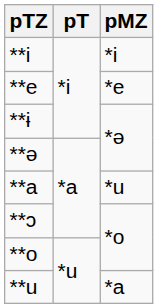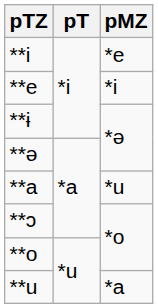(111, 54) *i -> (114, 54) *e
(114, 87) *e -> (111, 87) *i
